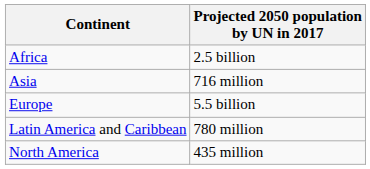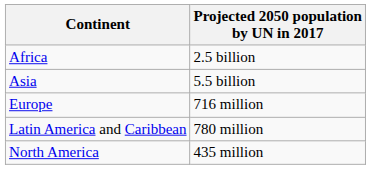(228, 81) 716 million -> (224, 81) 5.5 billion
(224, 104) 5.5 billion -> (228, 104) 716 million
